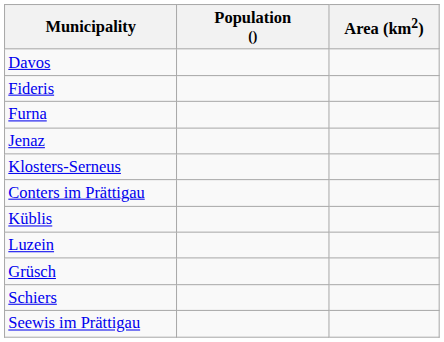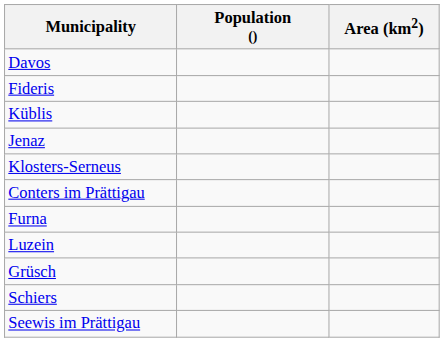rows swapped: (28, 114) <-> (30, 219)
